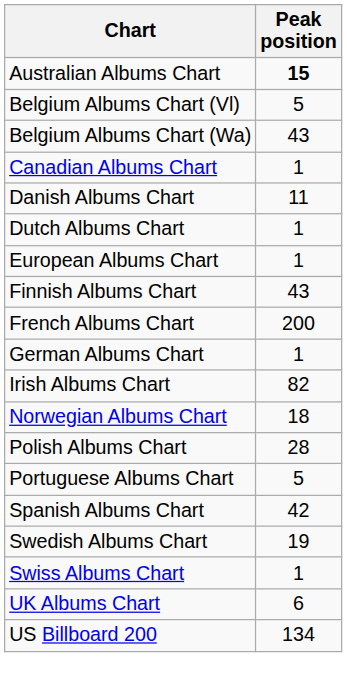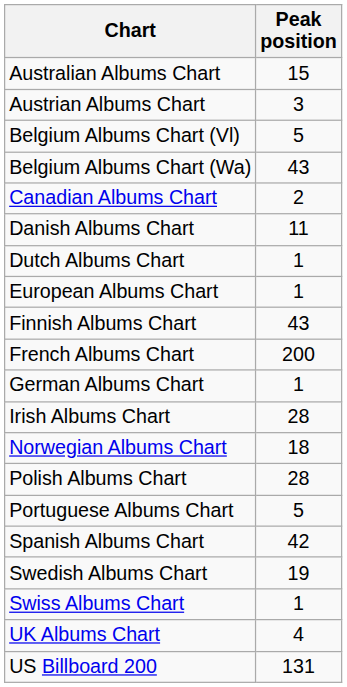(299, 73) bold -> (299, 73) normal
+ row: (107, 104)
(299, 167) 1 -> (299, 198) 2
(299, 385) 82 -> (299, 416) 28
(299, 604) 6 -> (299, 635) 4
(299, 635) 134 -> (299, 666) 131
